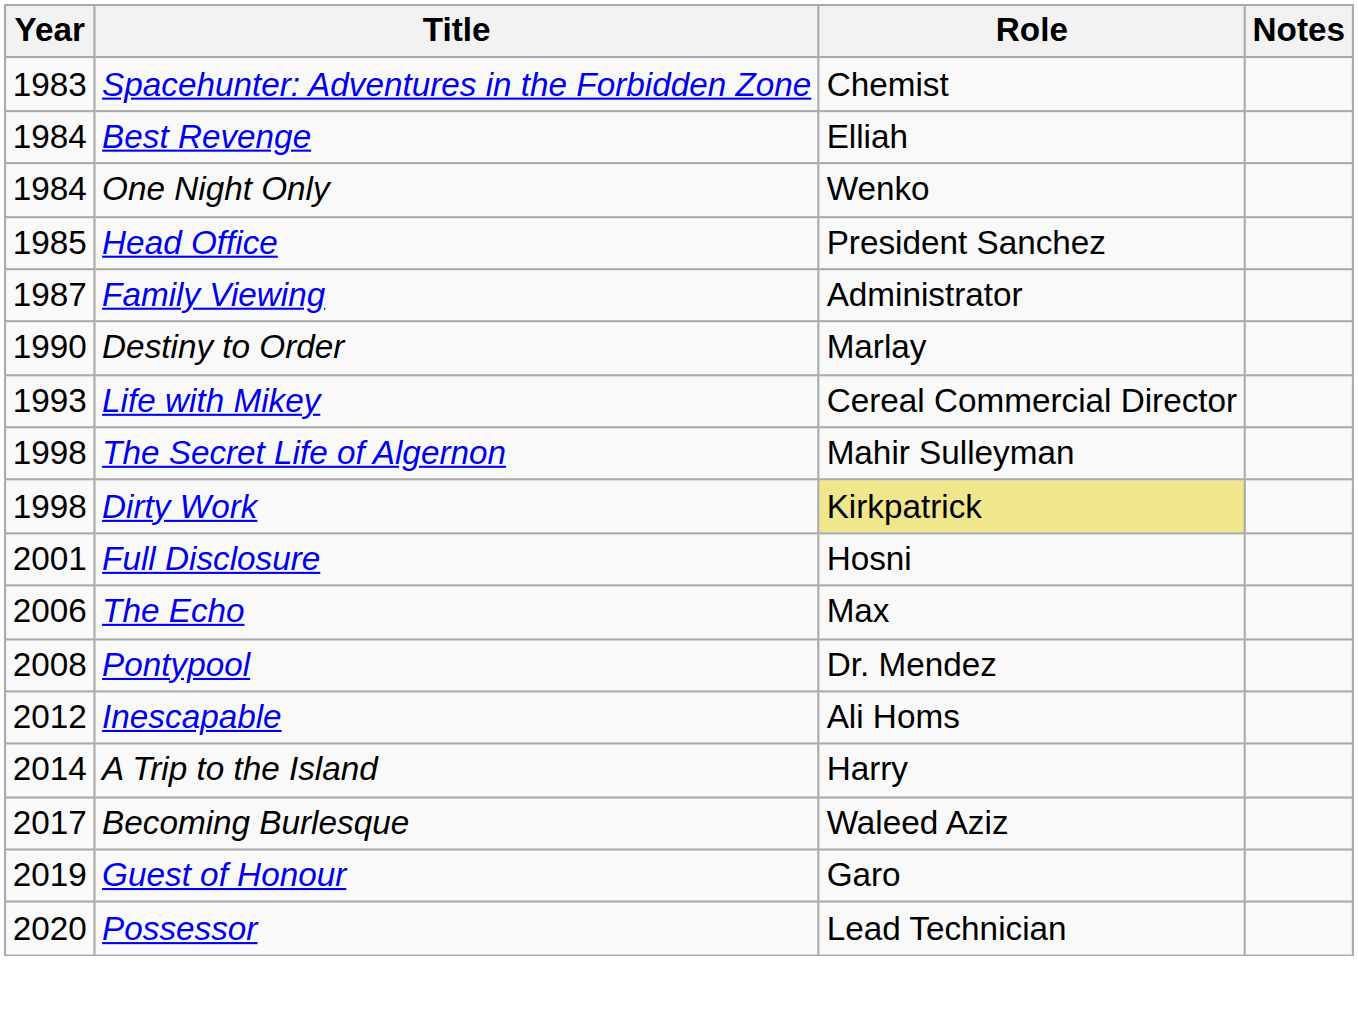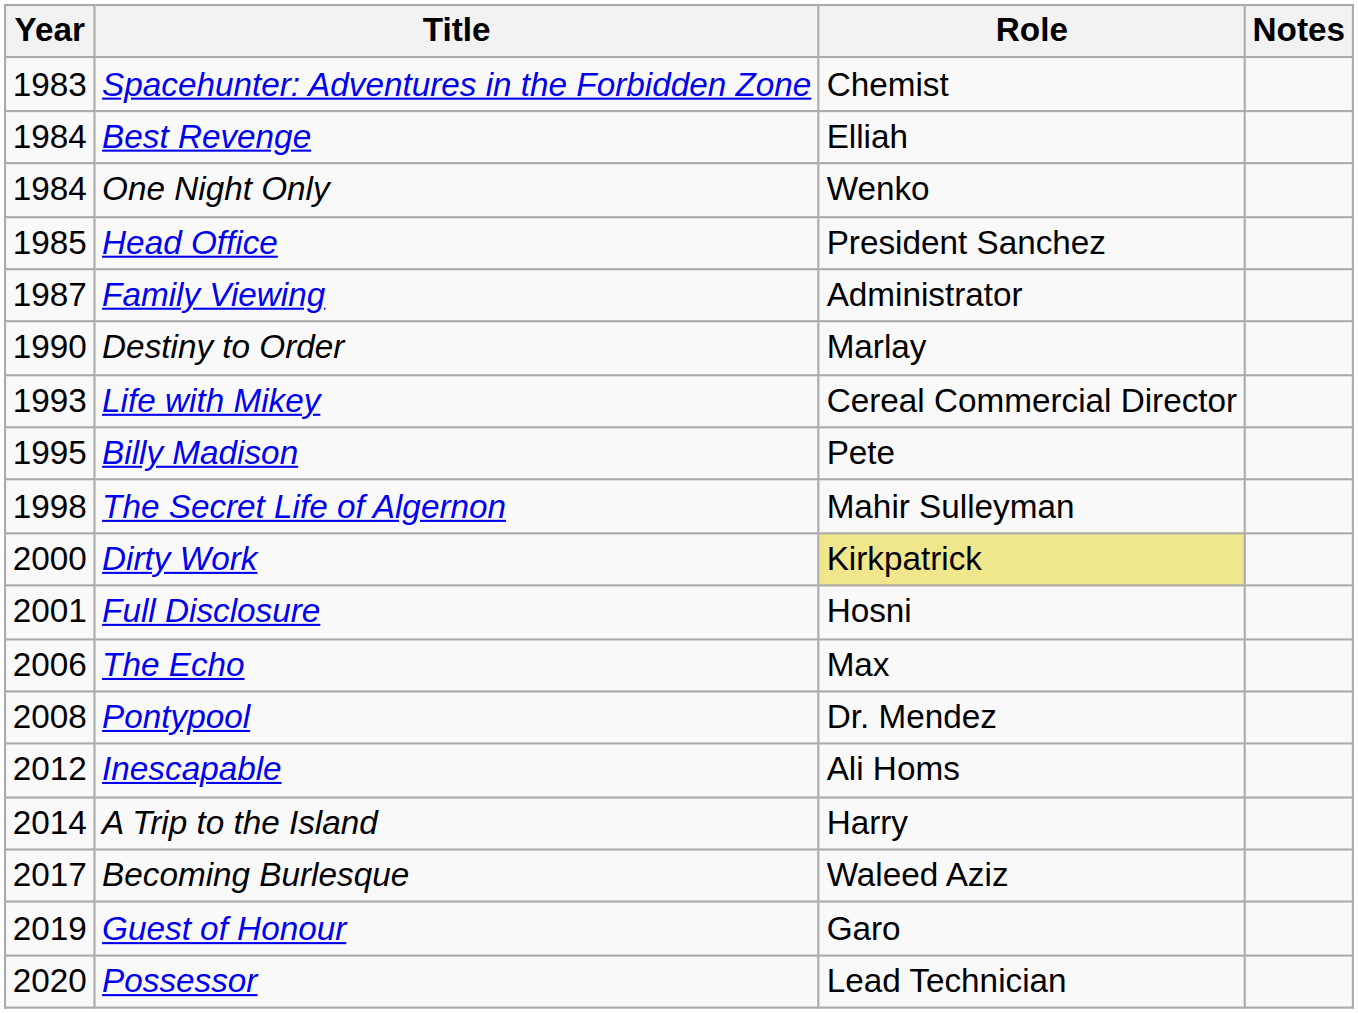+ row: (200, 453)
(50, 505) 1998 -> (50, 558) 2000
